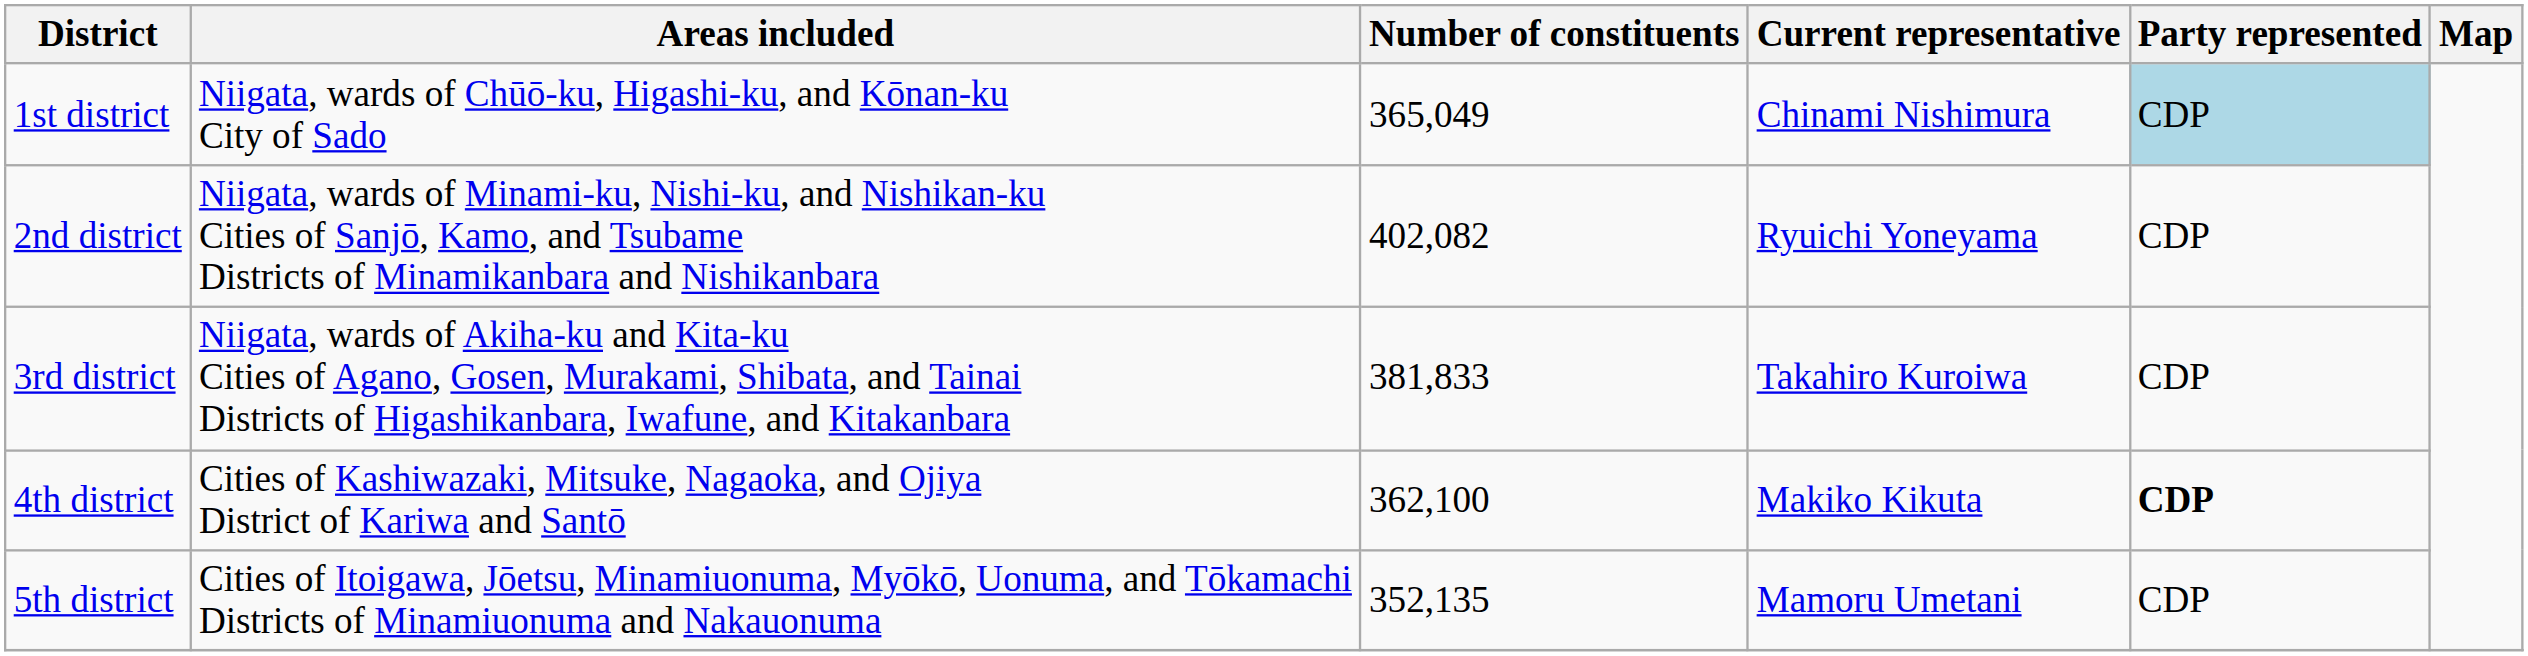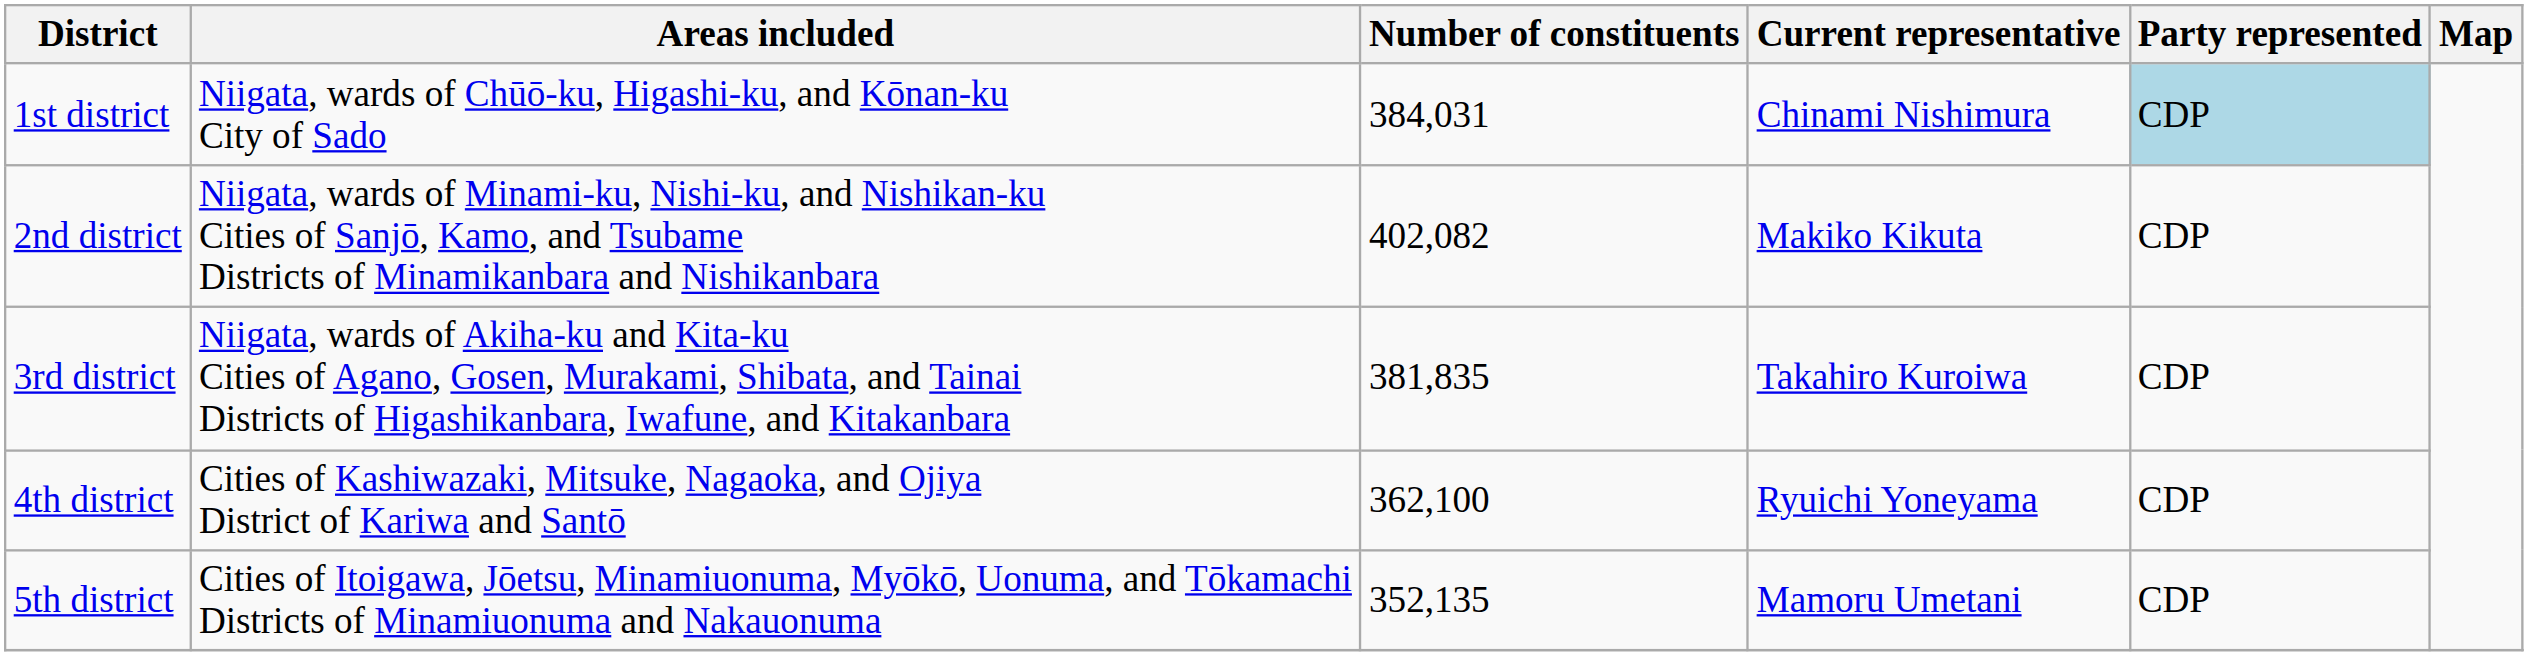(1429, 113) 365,049 -> (1429, 113) 384,031
(1897, 235) Ryuichi Yoneyama -> (1870, 235) Makiko Kikuta
(1429, 377) 381,833 -> (1429, 377) 381,835
(1870, 499) Makiko Kikuta -> (1897, 499) Ryuichi Yoneyama
(2176, 499) bold -> (2174, 499) normal
